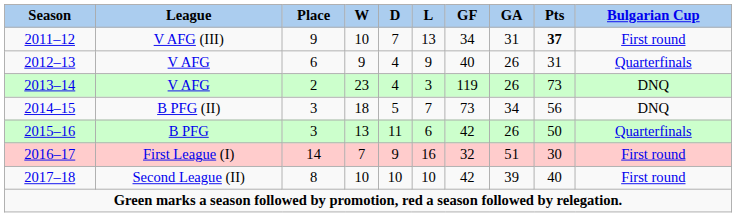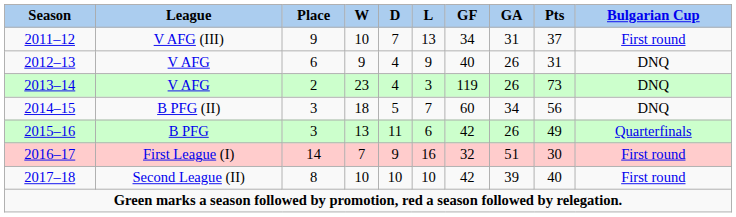(555, 39) bold -> (555, 39) normal
(653, 62) Quarterfinals -> (653, 62) DNQ
(467, 108) 73 -> (467, 108) 60
(555, 131) 50 -> (555, 131) 49
